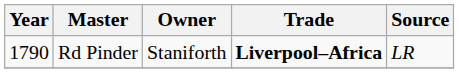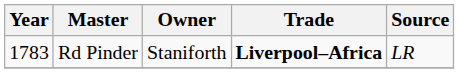(29, 51) 1790 -> (29, 51) 1783
